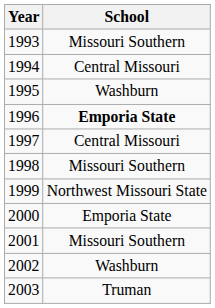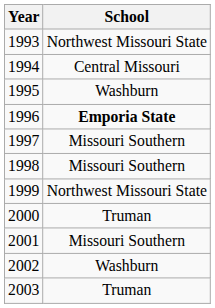(127, 41) Missouri Southern -> (127, 41) Northwest Missouri State
(127, 141) Central Missouri -> (127, 141) Missouri Southern
(127, 215) Emporia State -> (127, 215) Truman
